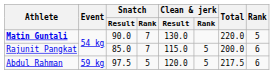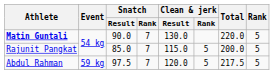(257, 49) 6 -> (257, 49) 5
(148, 62) 5 -> (148, 62) 7
(257, 62) 6 -> (257, 62) 5
